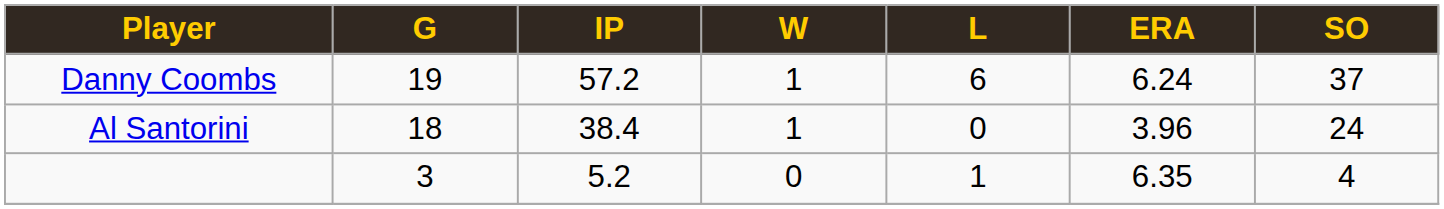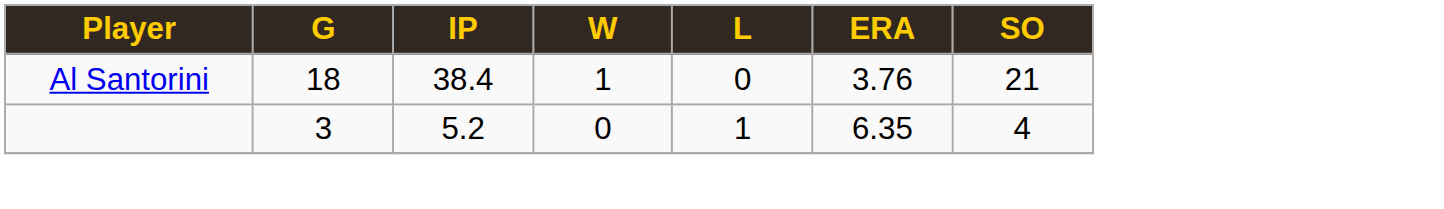- row: (169, 78)
(1162, 128) 3.96 -> (882, 78) 3.76
(1347, 128) 24 -> (1022, 78) 21
